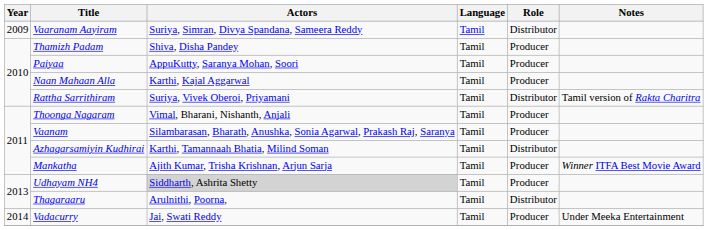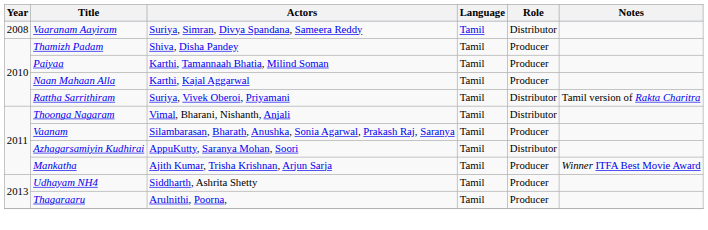(18, 30) 2009 -> (18, 30) 2008
(224, 64) AppuKutty, Saranya Mohan, Soori -> (239, 64) Karthi, Tamannaah Bhatia, Milind Soman
(529, 115) Producer -> (533, 115) Distributor
(239, 149) Karthi, Tamannaah Bhatia, Milind Soman -> (224, 149) AppuKutty, Saranya Mohan, Soori
(203, 183) lightgrey background -> (203, 183) no background
(533, 200) Distributor -> (529, 200) Producer
- row: (56, 217)
